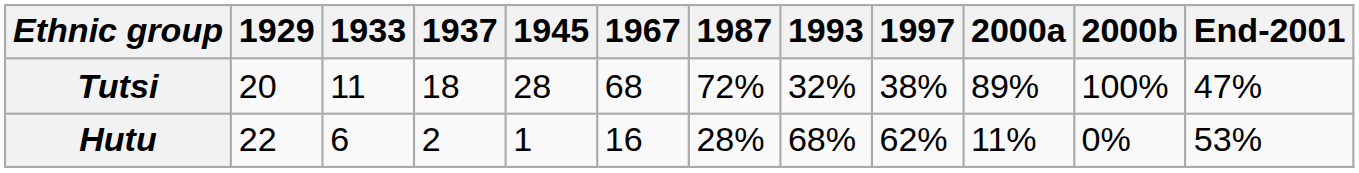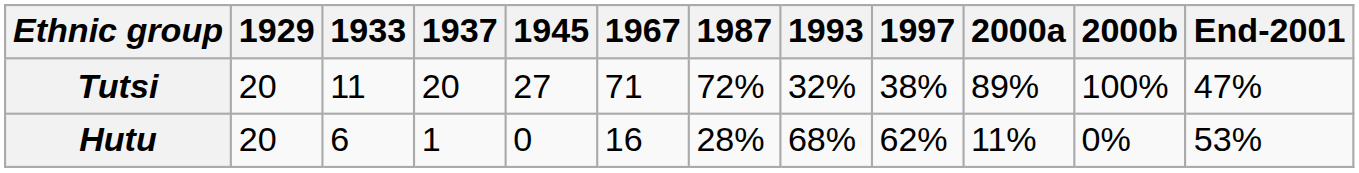(441, 85) 18 -> (441, 85) 20
(532, 85) 28 -> (532, 85) 27
(624, 85) 68 -> (624, 85) 71
(258, 139) 22 -> (258, 139) 20
(431, 139) 2 -> (431, 139) 1
(523, 139) 1 -> (523, 139) 0
